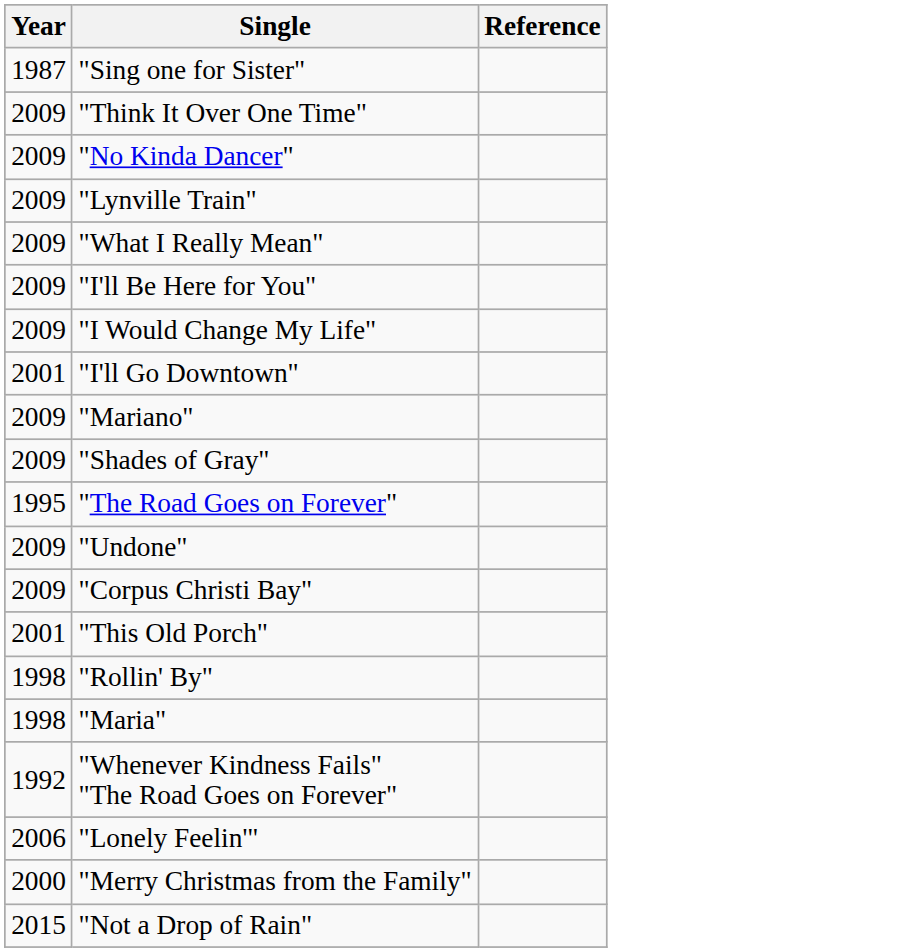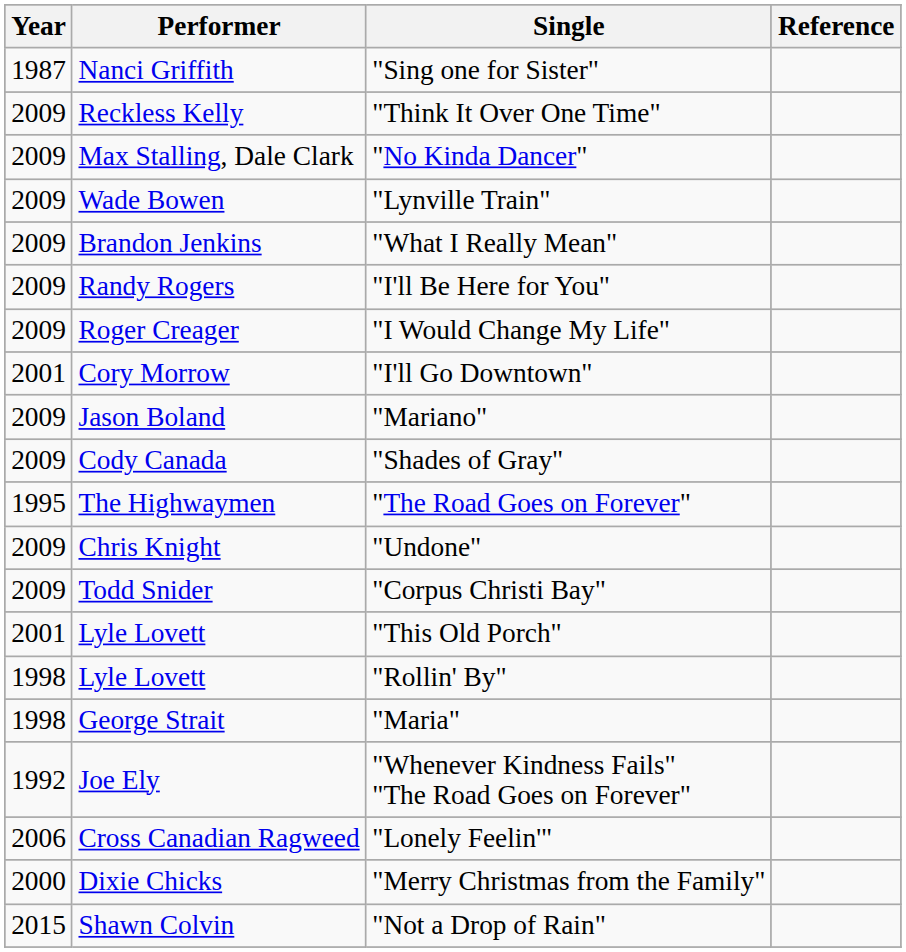+ column: (219, 26)
